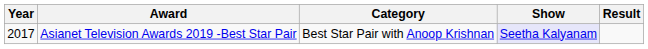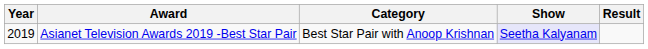(21, 33) 2017 -> (21, 33) 2019
